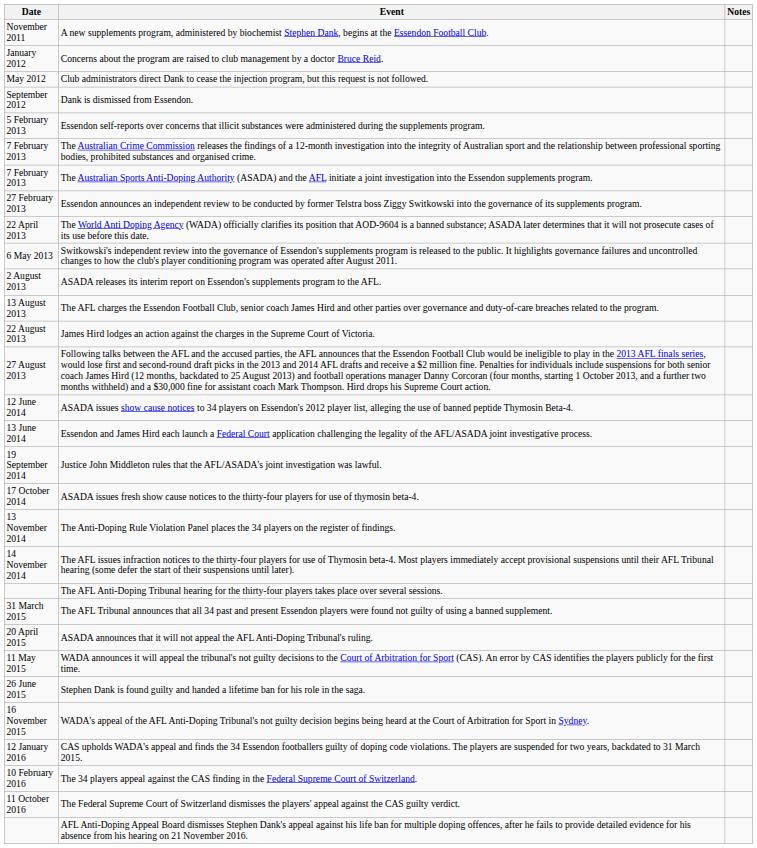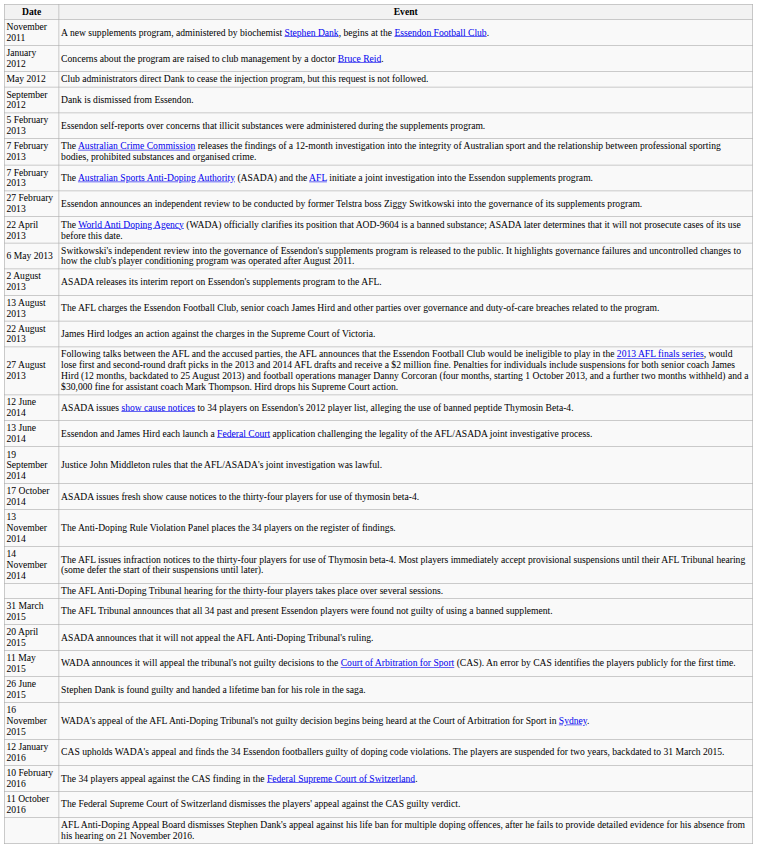- column: (739, 12)
